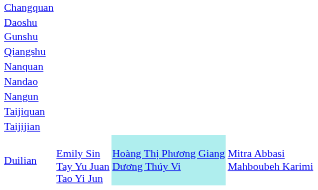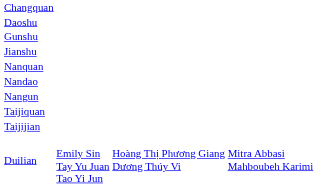+ row: (20, 52)
- row: (25, 52)
(169, 160) paleturquoise background -> (169, 160) no background
